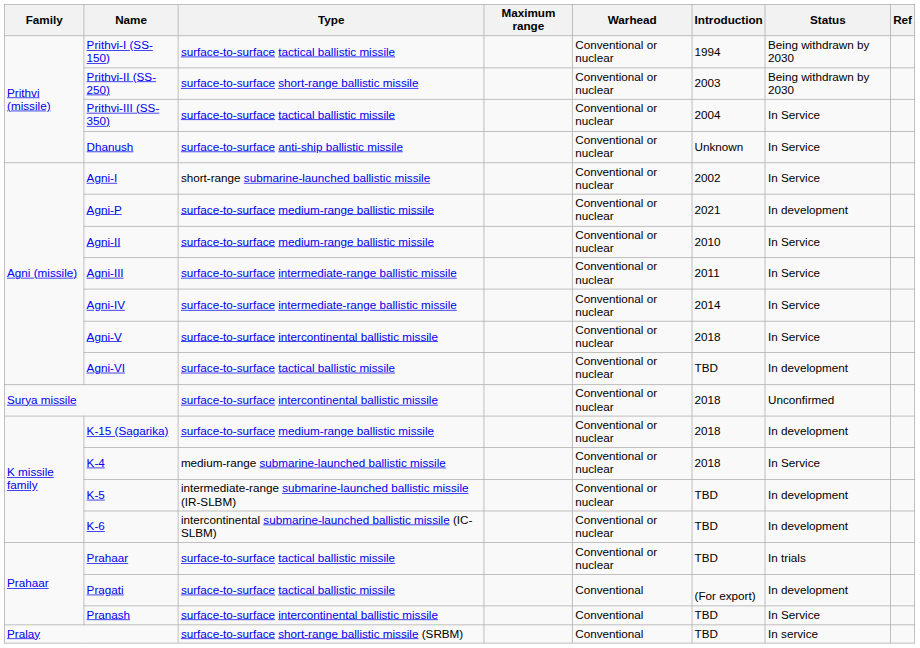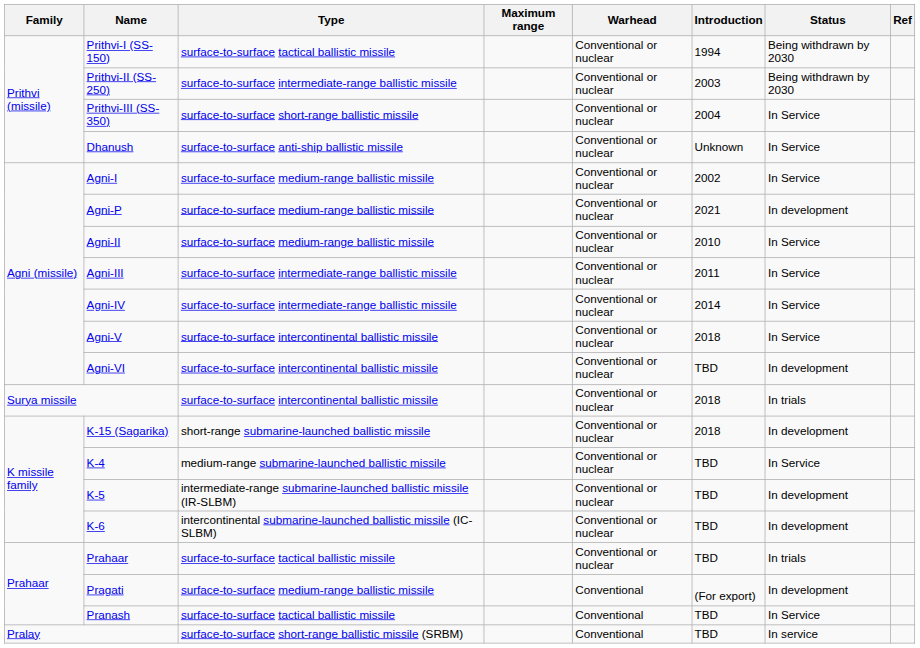(300, 83) surface-to-surface short-range ballistic missile -> (319, 83) surface-to-surface intermediate-range ballistic missile
(288, 115) surface-to-surface tactical ballistic missile -> (300, 115) surface-to-surface short-range ballistic missile
(306, 178) short-range submarine-launched ballistic missile -> (307, 178) surface-to-surface medium-range ballistic missile
(288, 368) surface-to-surface tactical ballistic missile -> (309, 368) surface-to-surface intercontinental ballistic missile
(801, 400) Unconfirmed -> (787, 400) In trials
(307, 431) surface-to-surface medium-range ballistic missile -> (306, 431) short-range submarine-launched ballistic missile
(708, 463) 2018 -> (706, 463) TBD
(288, 590) surface-to-surface tactical ballistic missile -> (307, 590) surface-to-surface medium-range ballistic missile
(309, 615) surface-to-surface intercontinental ballistic missile -> (288, 615) surface-to-surface tactical ballistic missile
